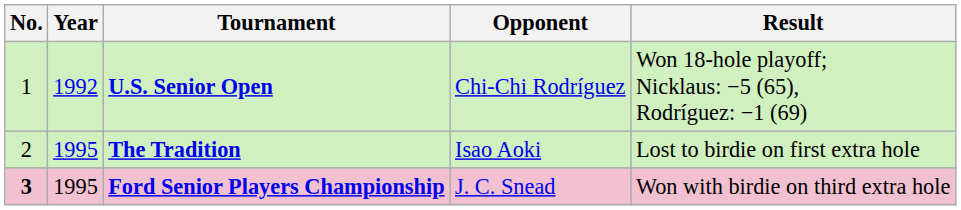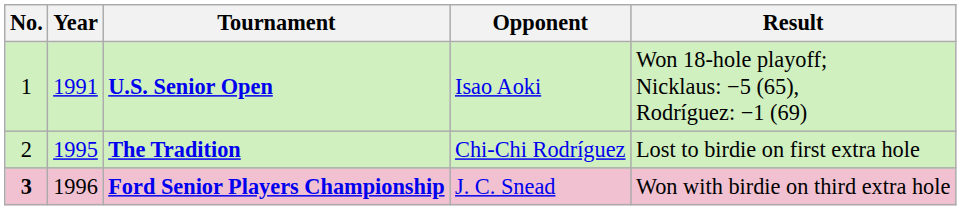(76, 86) 1992 -> (76, 86) 1991
(540, 86) Chi-Chi Rodríguez -> (498, 86) Isao Aoki
(498, 149) Isao Aoki -> (540, 149) Chi-Chi Rodríguez
(76, 186) 1995 -> (76, 186) 1996
